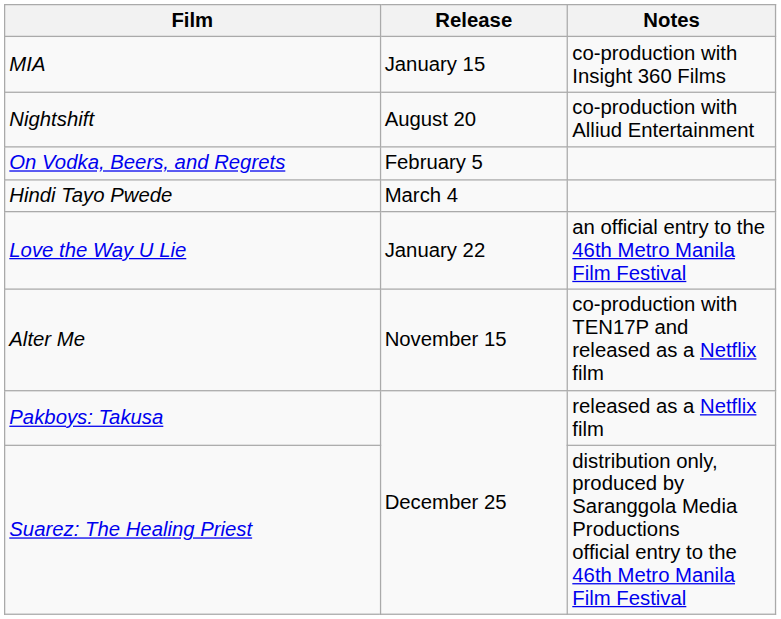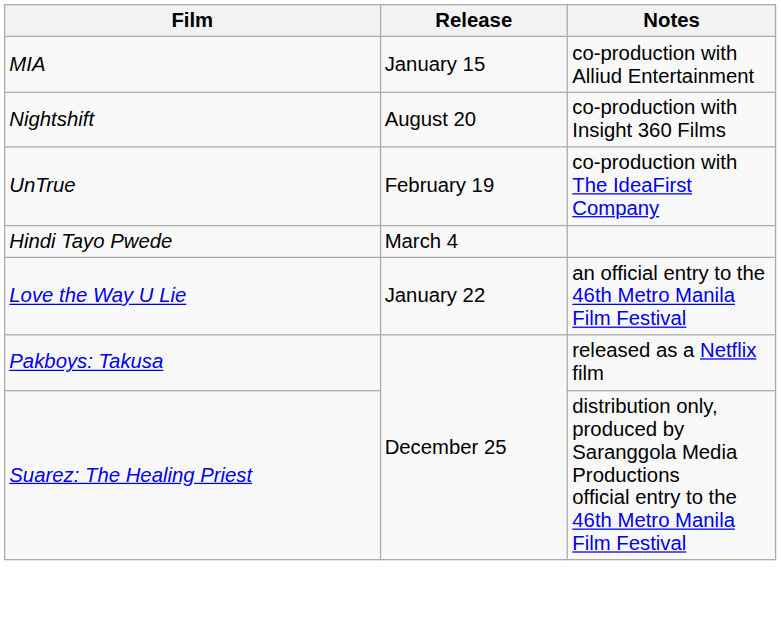(655, 64) co-production with Insight 360 Films -> (663, 64) co-production with Alliud Entertainment
(663, 119) co-production with Alliud Entertainment -> (655, 119) co-production with Insight 360 Films
- row: (147, 163)
+ row: (42, 185)
- row: (47, 339)
